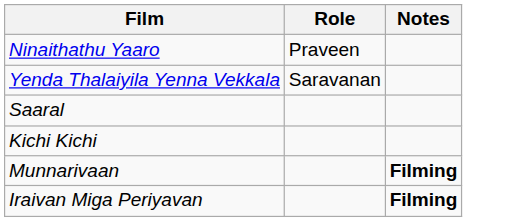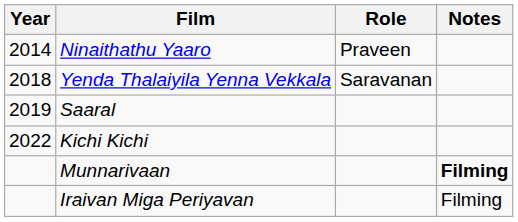+ column: (30, 19)
(423, 200) bold -> (471, 200) normal
